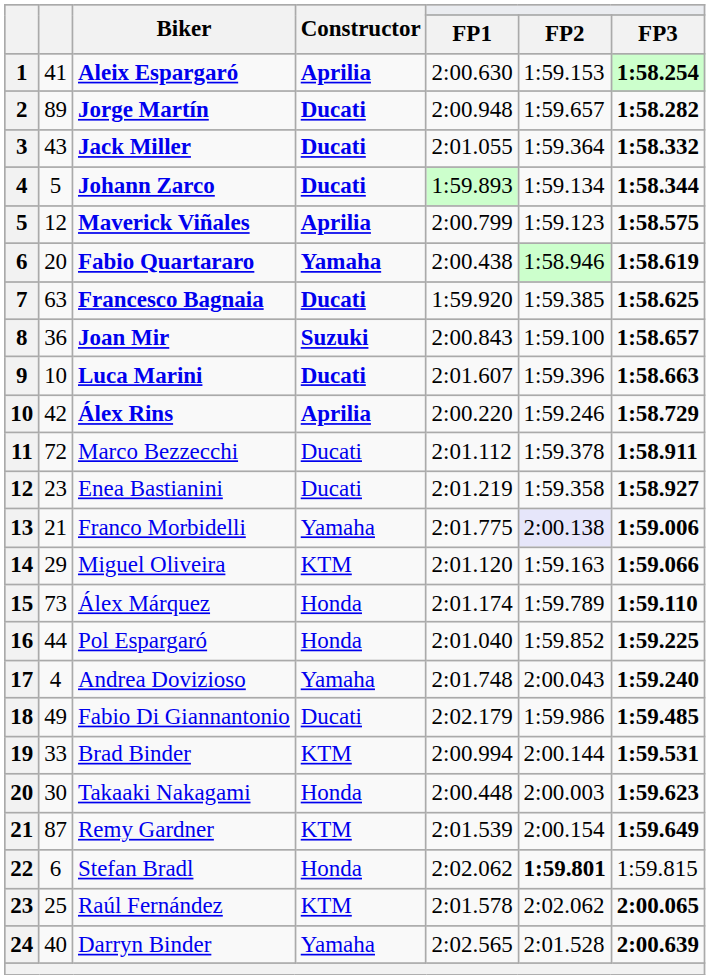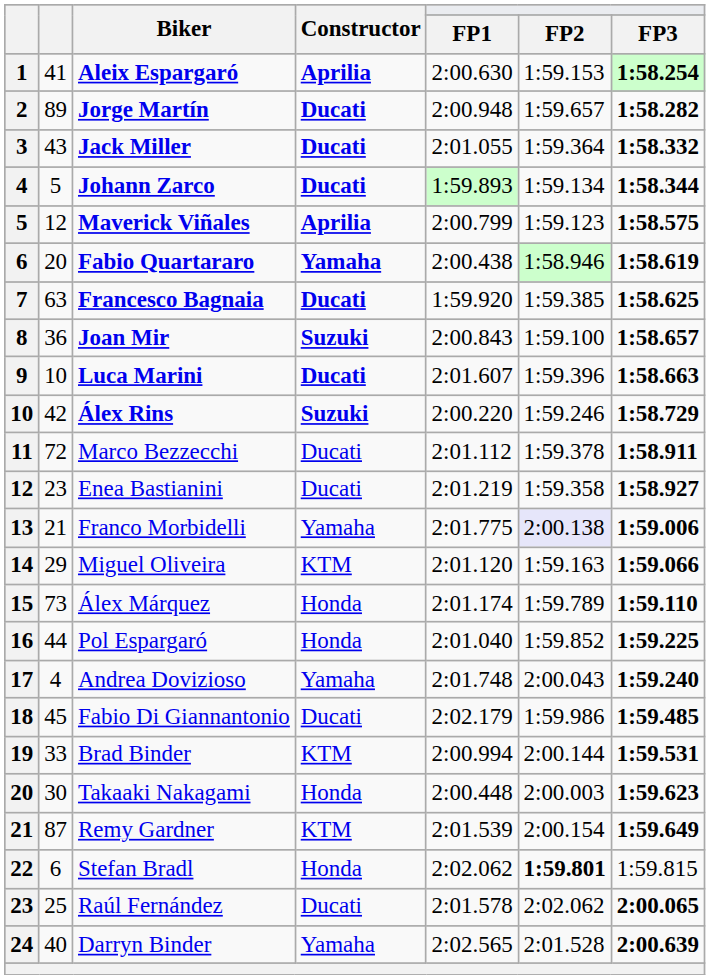(336, 413) Aprilia -> (335, 413) Suzuki
(56, 716) 49 -> (56, 716) 45
(326, 906) KTM -> (331, 906) Ducati
